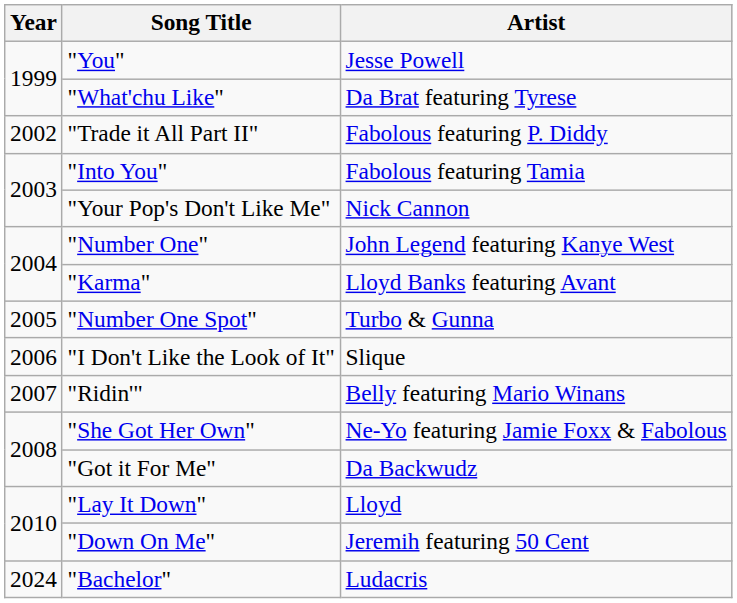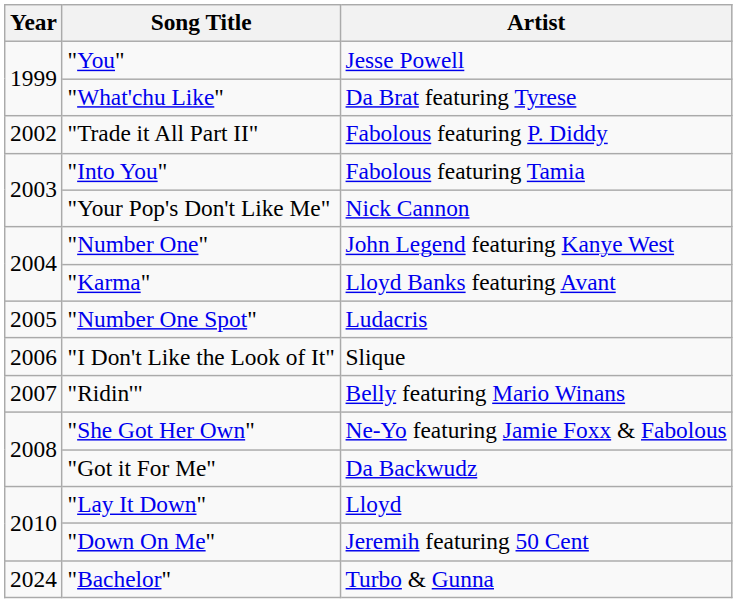(420, 319) Turbo & Gunna -> (386, 319) Ludacris
(386, 578) Ludacris -> (420, 578) Turbo & Gunna
